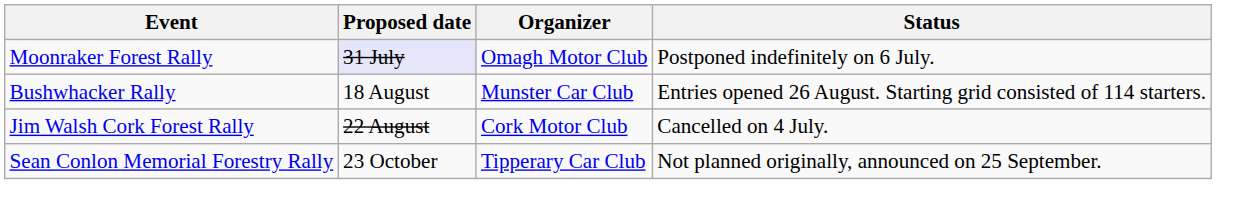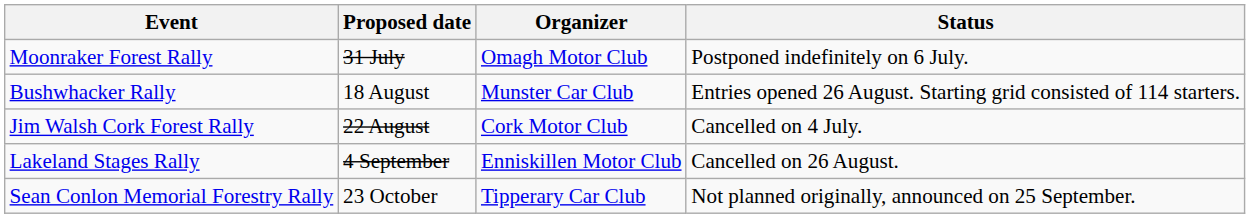(374, 56) lavender background -> (374, 56) no background
+ row: (105, 161)
